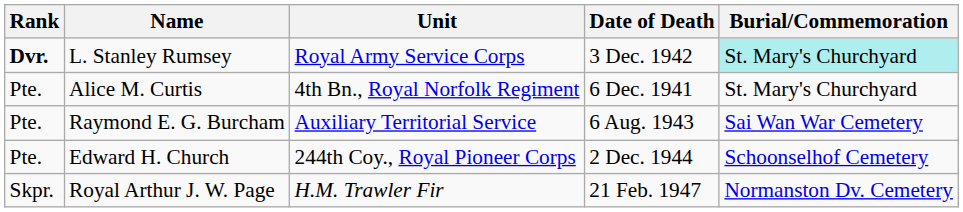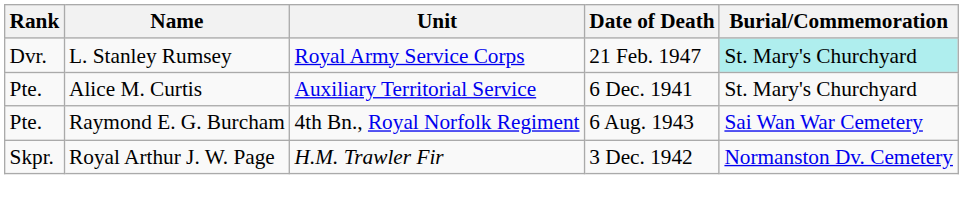(29, 55) bold -> (28, 55) normal
(641, 55) 3 Dec. 1942 -> (645, 55) 21 Feb. 1947
(437, 88) 4th Bn., Royal Norfolk Regiment -> (415, 88) Auxiliary Territorial Service
(415, 122) Auxiliary Territorial Service -> (437, 122) 4th Bn., Royal Norfolk Regiment
- row: (149, 156)
(645, 190) 21 Feb. 1947 -> (641, 156) 3 Dec. 1942
